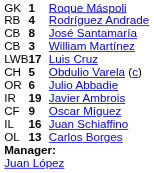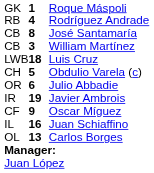(35, 59) 17 -> (35, 59) 18
